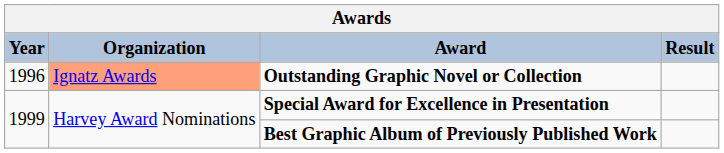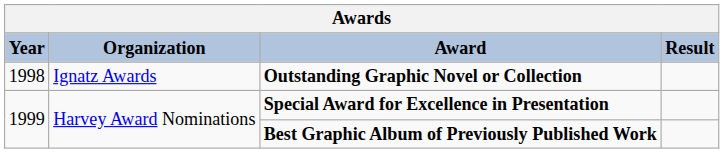(27, 76) 1996 -> (27, 76) 1998
(105, 76) lightsalmon background -> (105, 76) no background
